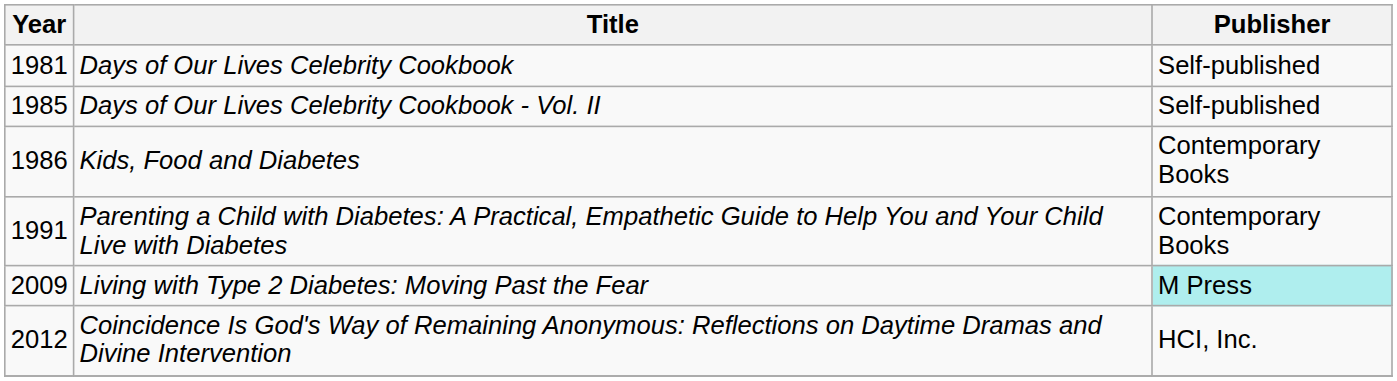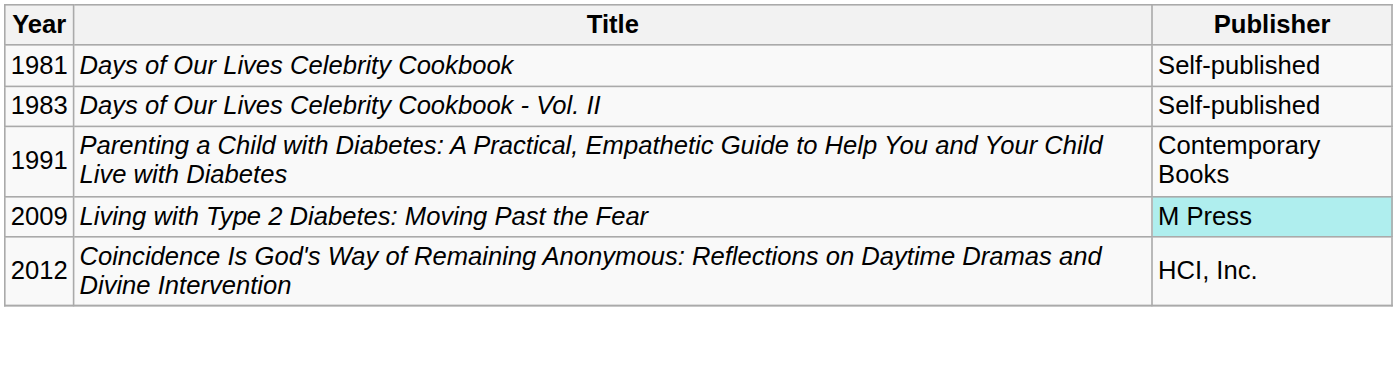(39, 106) 1985 -> (39, 106) 1983
- row: (220, 161)
